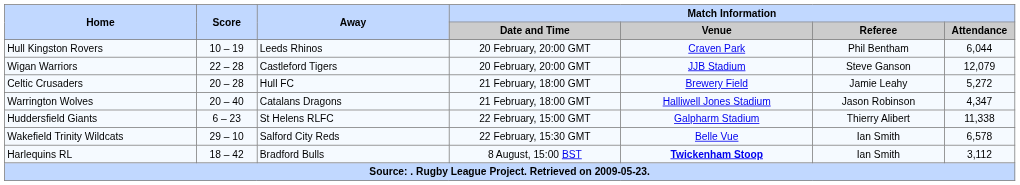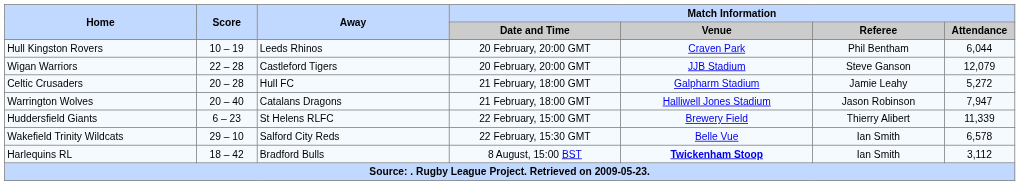(717, 84) Brewery Field -> (717, 84) Galpharm Stadium
(979, 101) 4,347 -> (979, 101) 7,947
(717, 119) Galpharm Stadium -> (717, 119) Brewery Field
(979, 119) 11,338 -> (979, 119) 11,339
